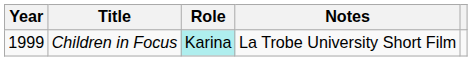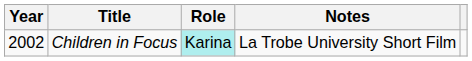(26, 42) 1999 -> (26, 42) 2002
